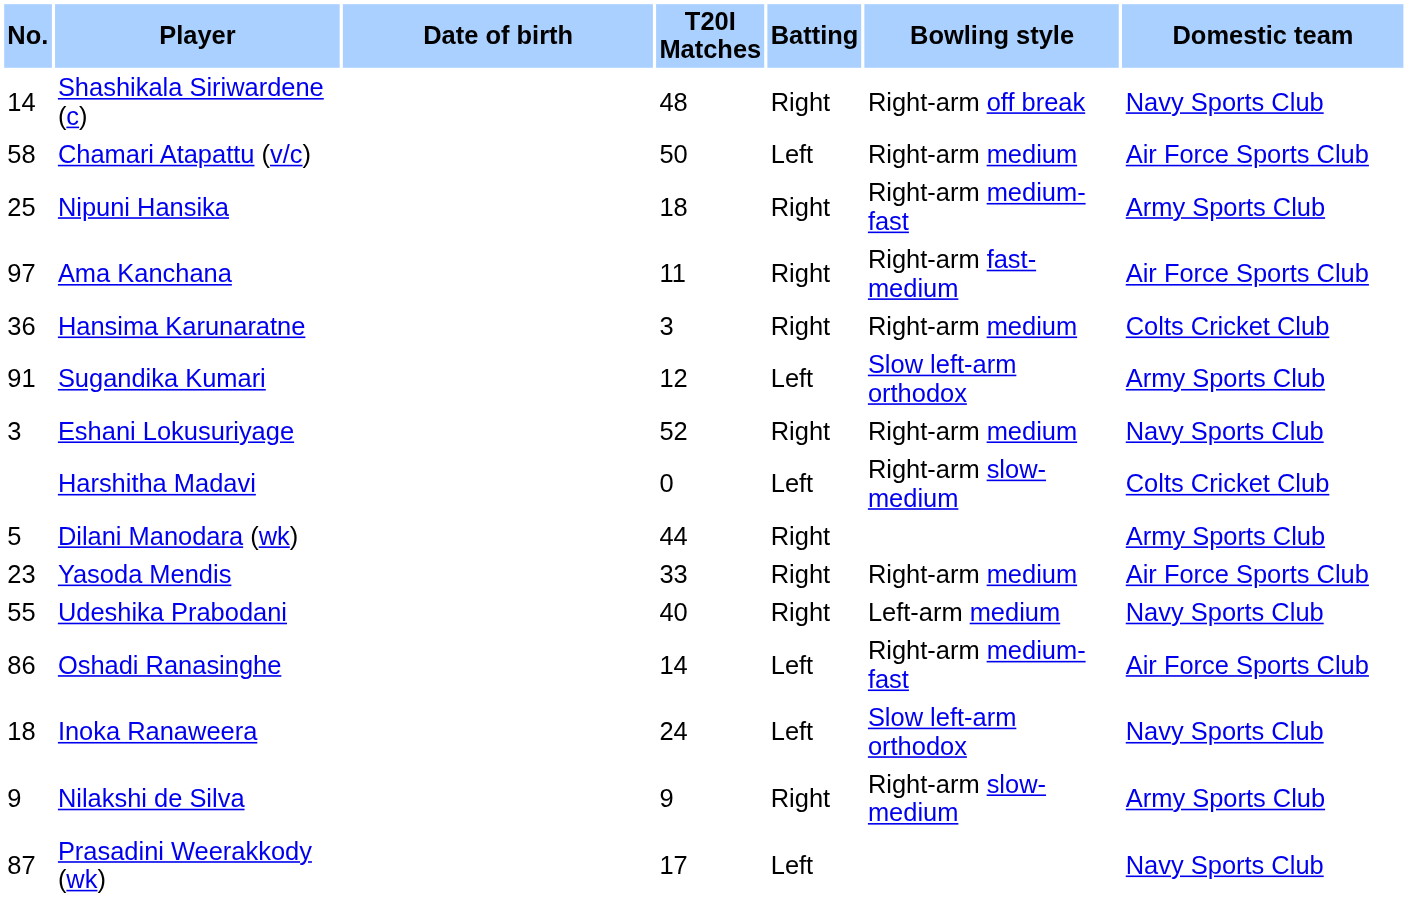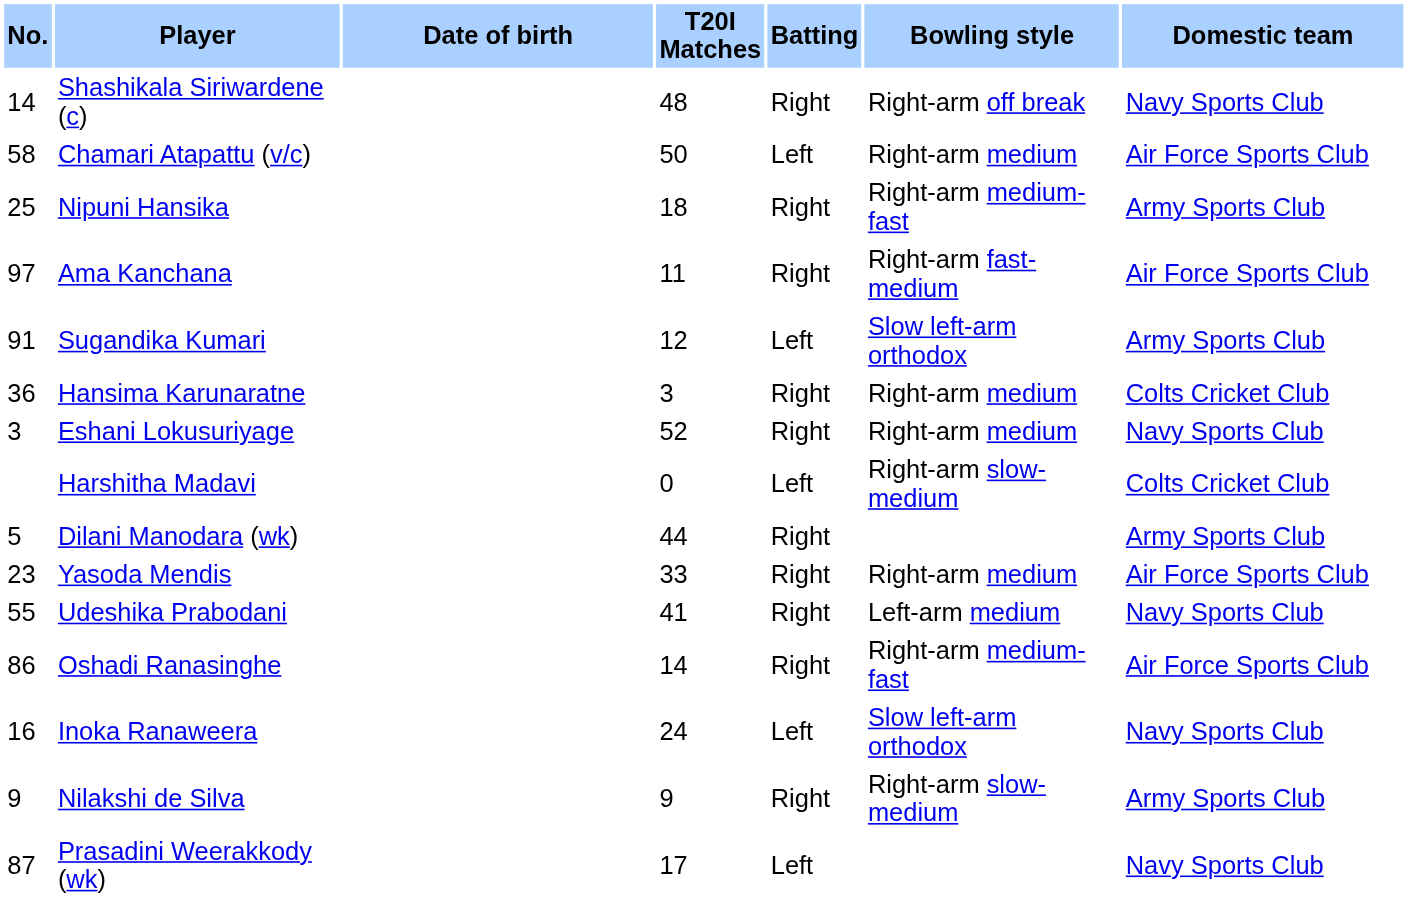rows swapped: (182, 326) <-> (162, 379)
(674, 612) 40 -> (674, 612) 41
(792, 665) Left -> (800, 665) Right
(22, 732) 18 -> (22, 732) 16
